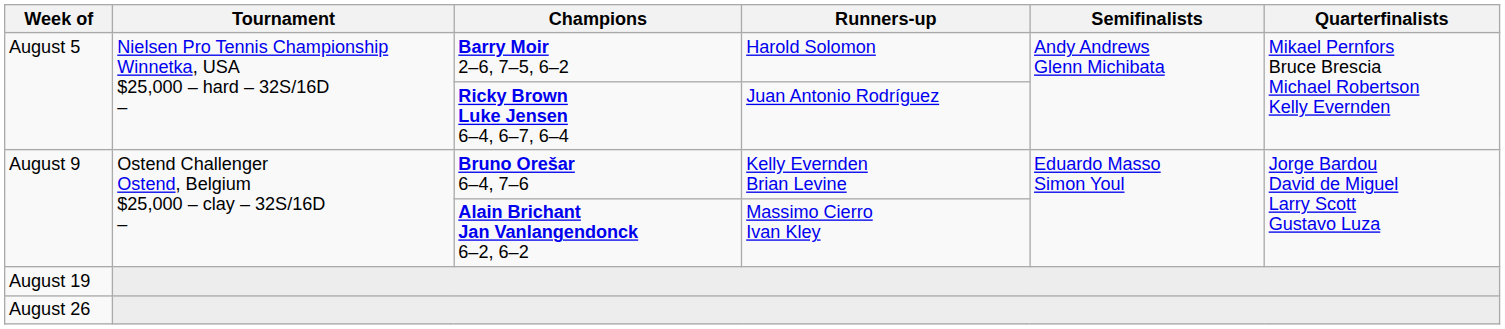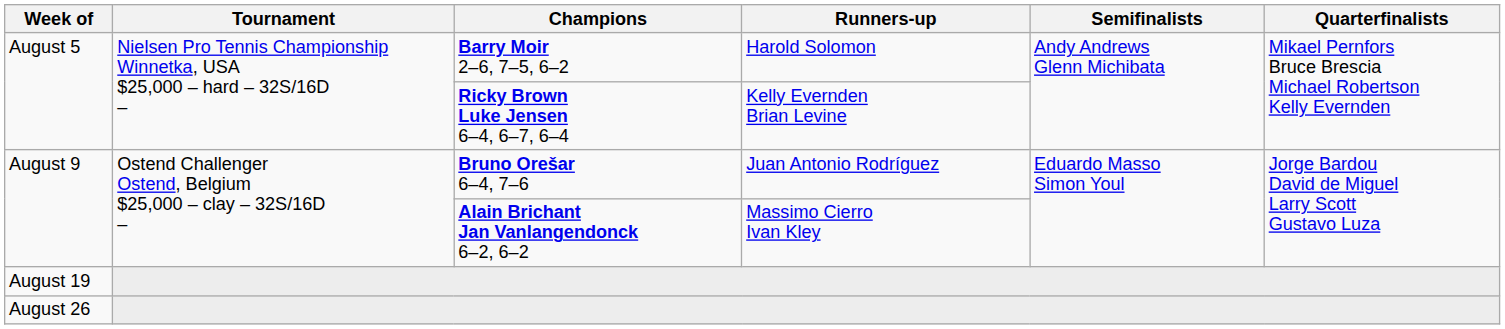(843, 95) Juan Antonio Rodríguez -> (807, 105) Kelly Evernden Brian Levine
(807, 174) Kelly Evernden Brian Levine -> (843, 164) Juan Antonio Rodríguez
